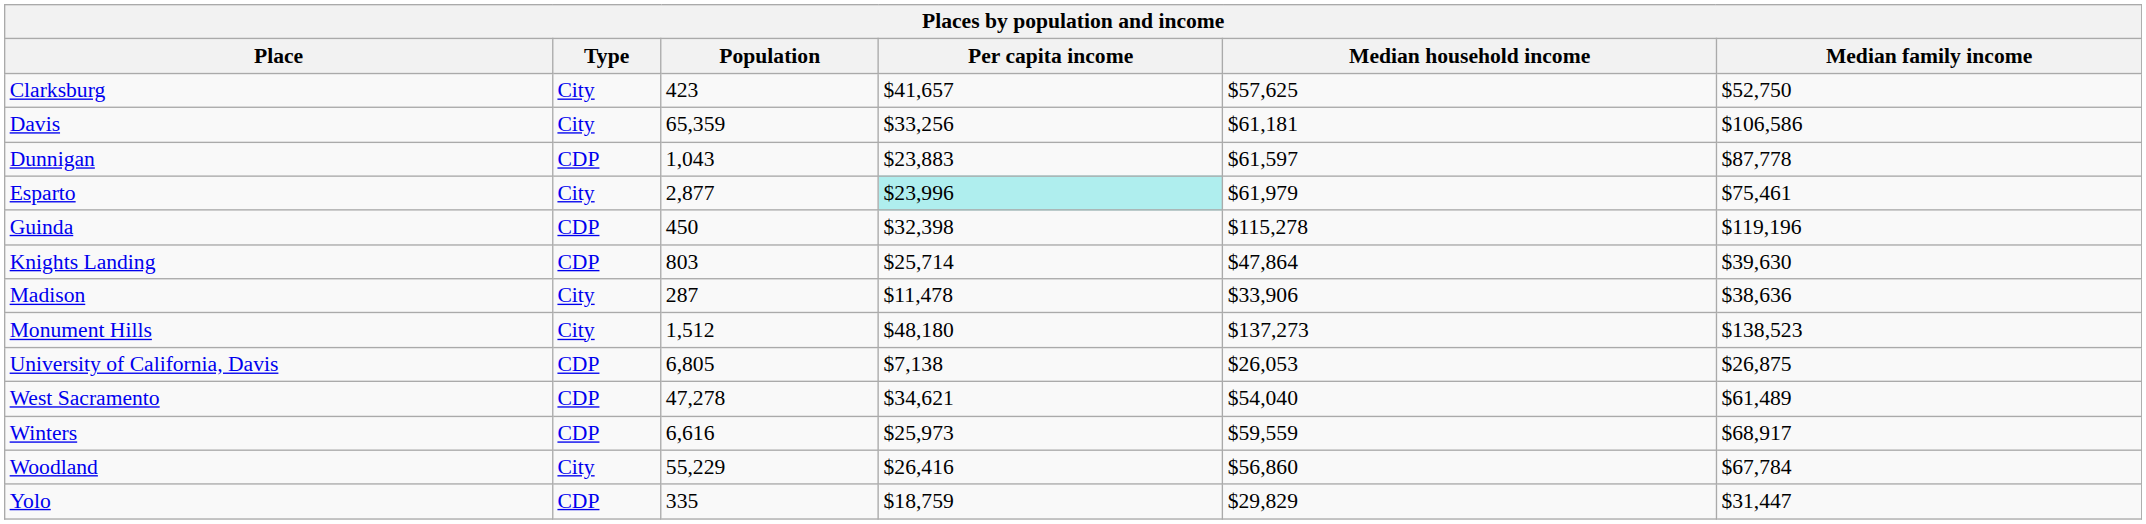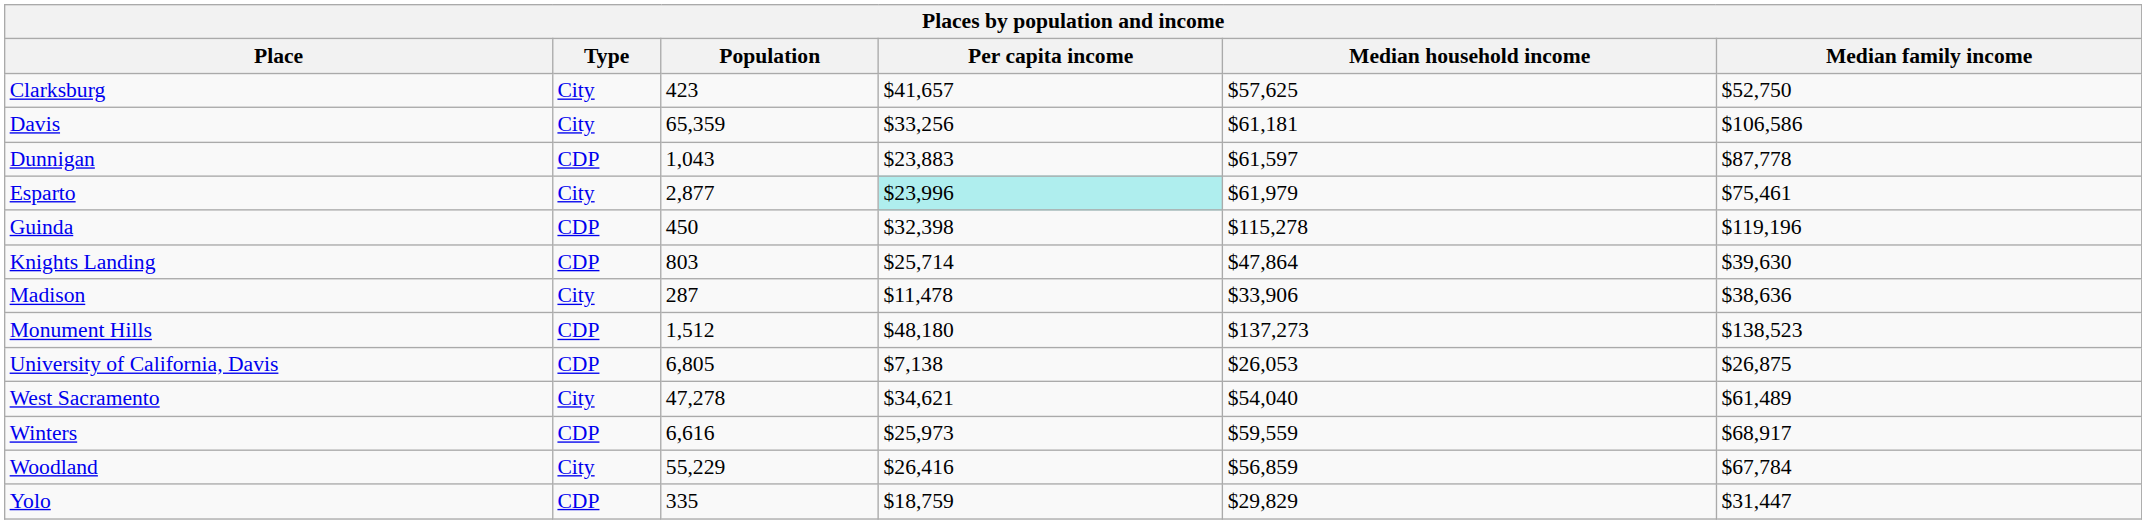(576, 329) City -> (578, 329) CDP
(578, 398) CDP -> (576, 398) City
(1263, 466) $56,860 -> (1263, 466) $56,859
